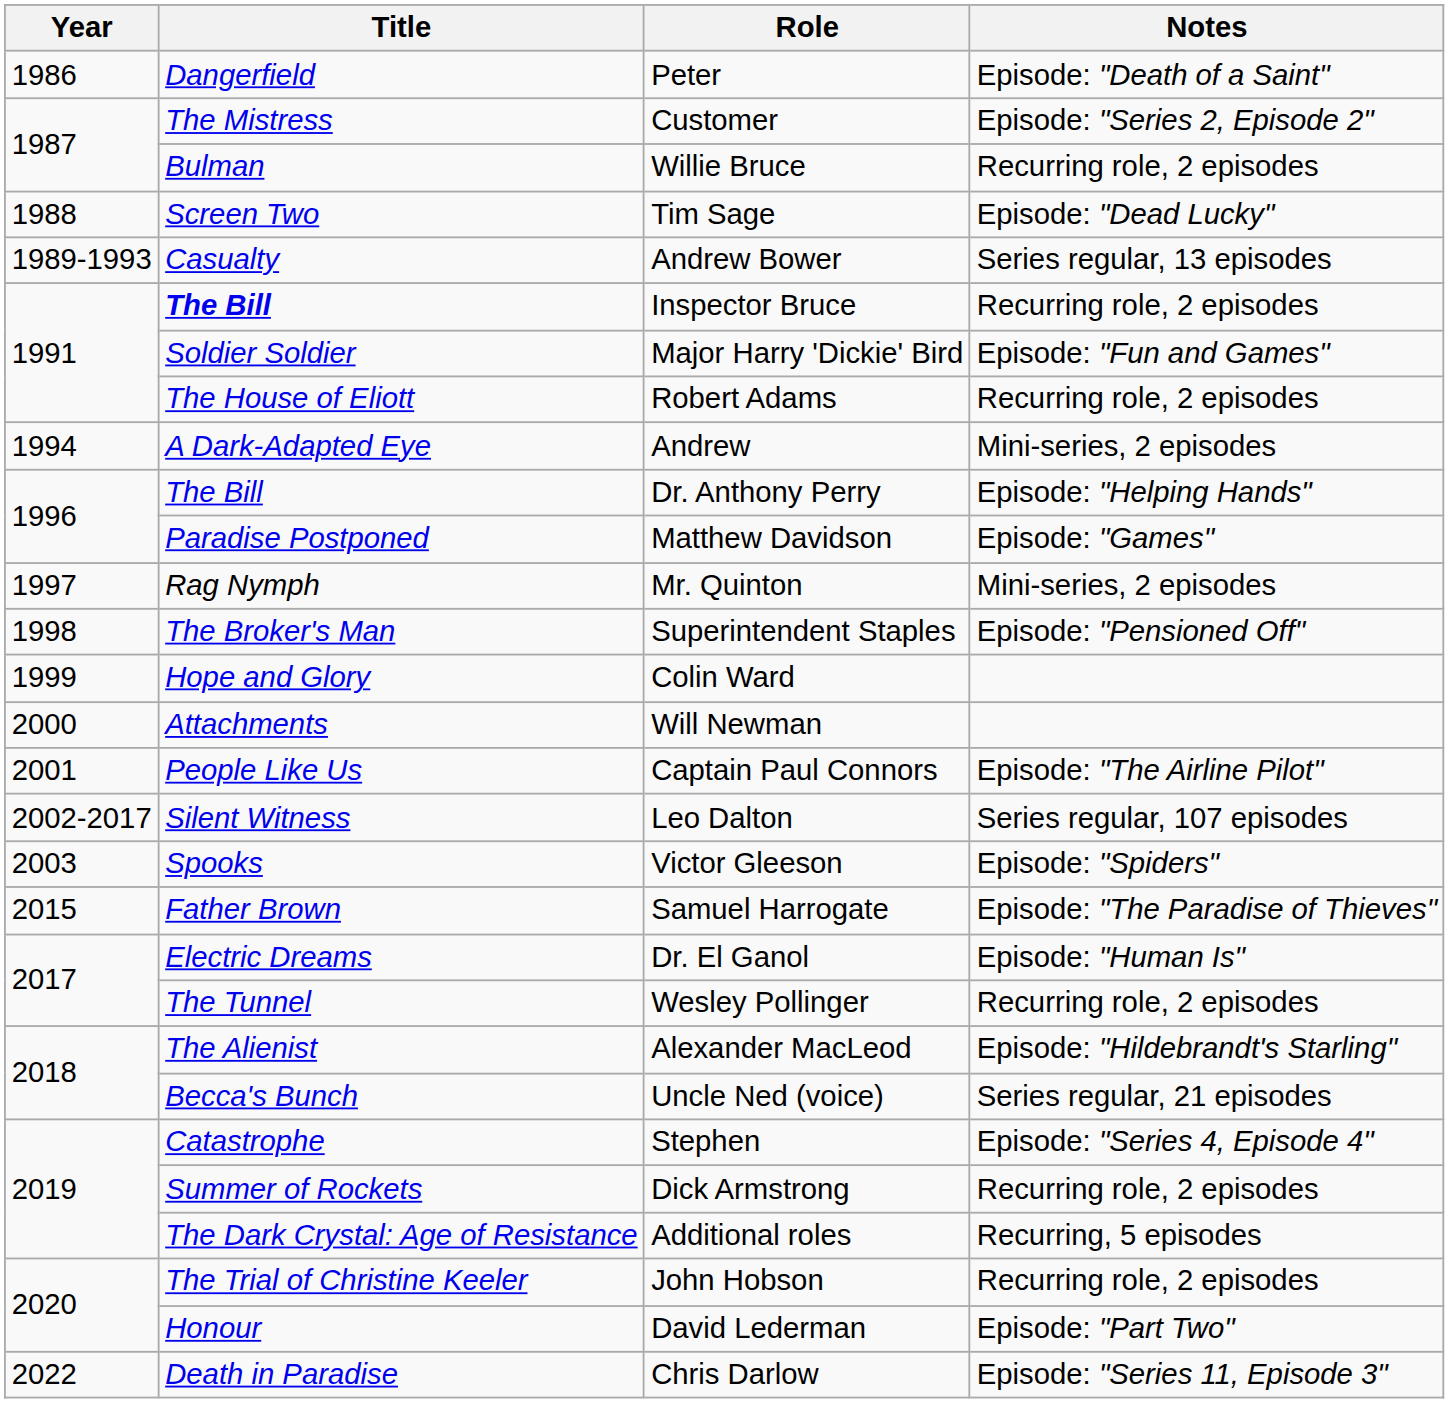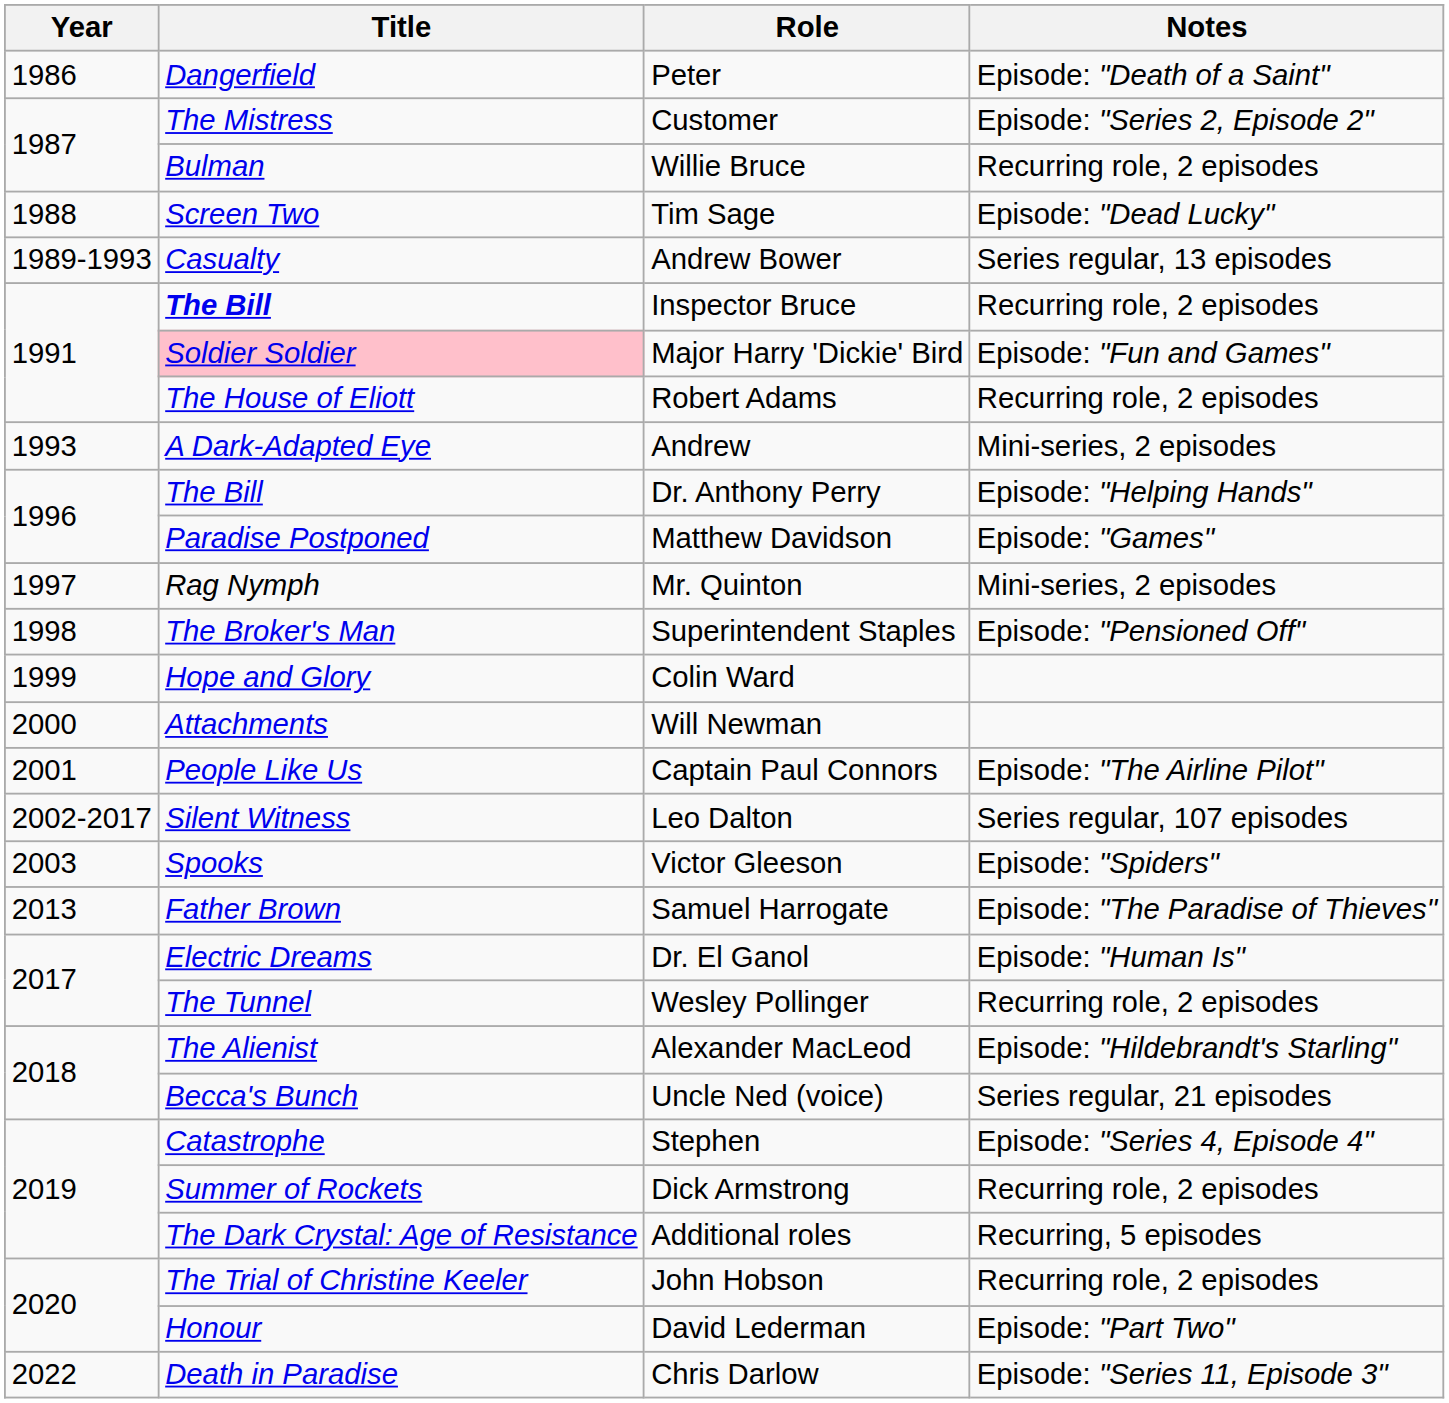(260, 352) no background -> (260, 352) pink background
(44, 445) 1994 -> (44, 445) 1993
(44, 910) 2015 -> (44, 910) 2013
